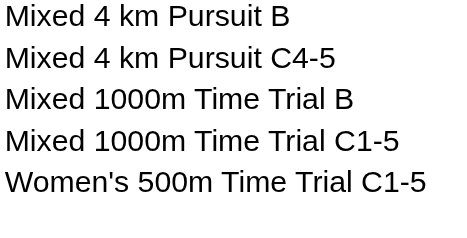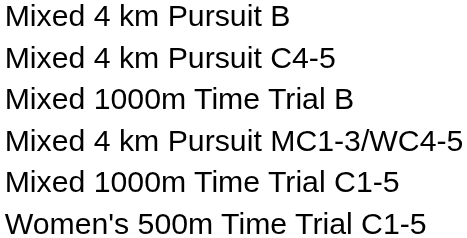+ row: (234, 140)
